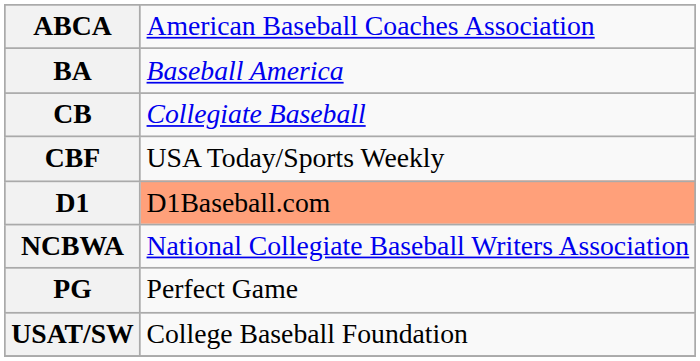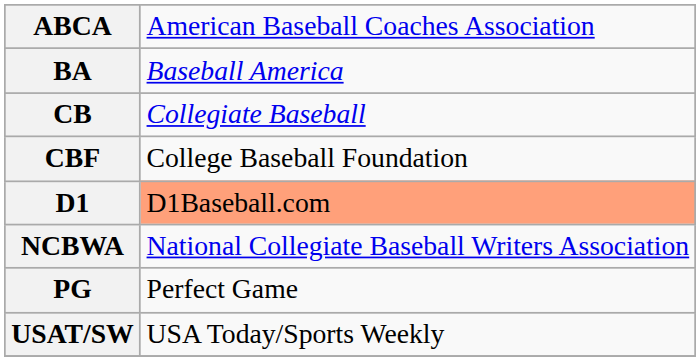(295, 158) USA Today/Sports Weekly -> (307, 158) College Baseball Foundation
(307, 333) College Baseball Foundation -> (295, 333) USA Today/Sports Weekly
